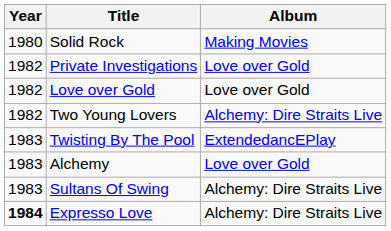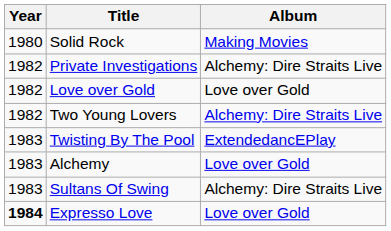(257, 66) Love over Gold -> (293, 66) Alchemy: Dire Straits Live
(293, 213) Alchemy: Dire Straits Live -> (257, 213) Love over Gold
